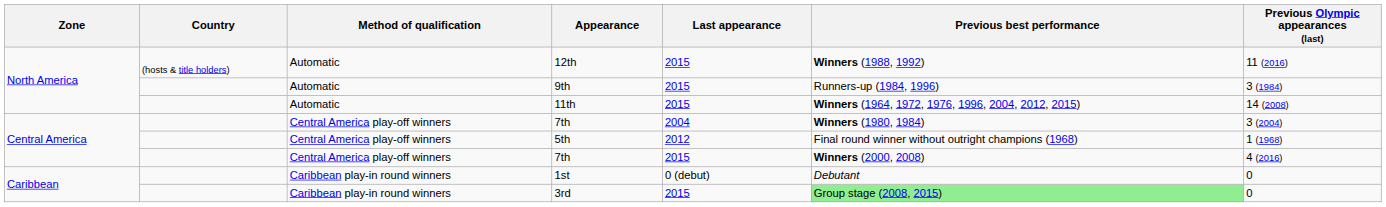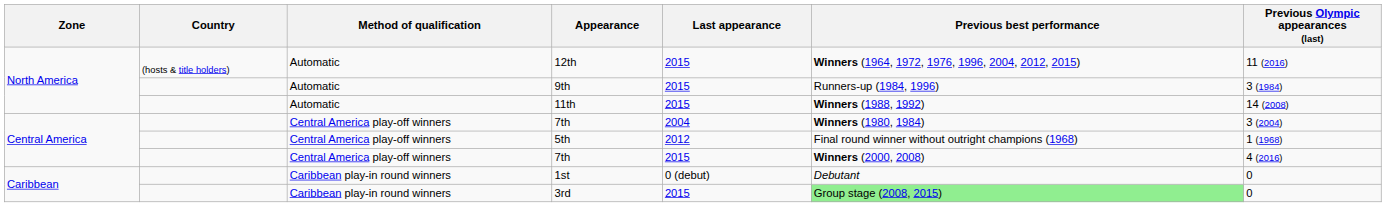(869, 62) Winners (1988, 1992) -> (947, 62) Winners (1964, 1972, 1976, 1996, 2004, 2012, 2015)
(947, 104) Winners (1964, 1972, 1976, 1996, 2004, 2012, 2015) -> (869, 104) Winners (1988, 1992)
